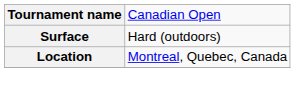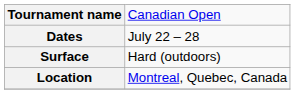+ row: (65, 36)
